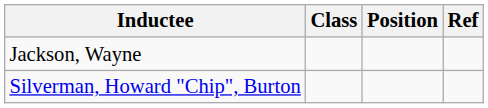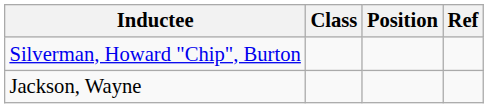rows swapped: (75, 53) <-> (155, 86)
